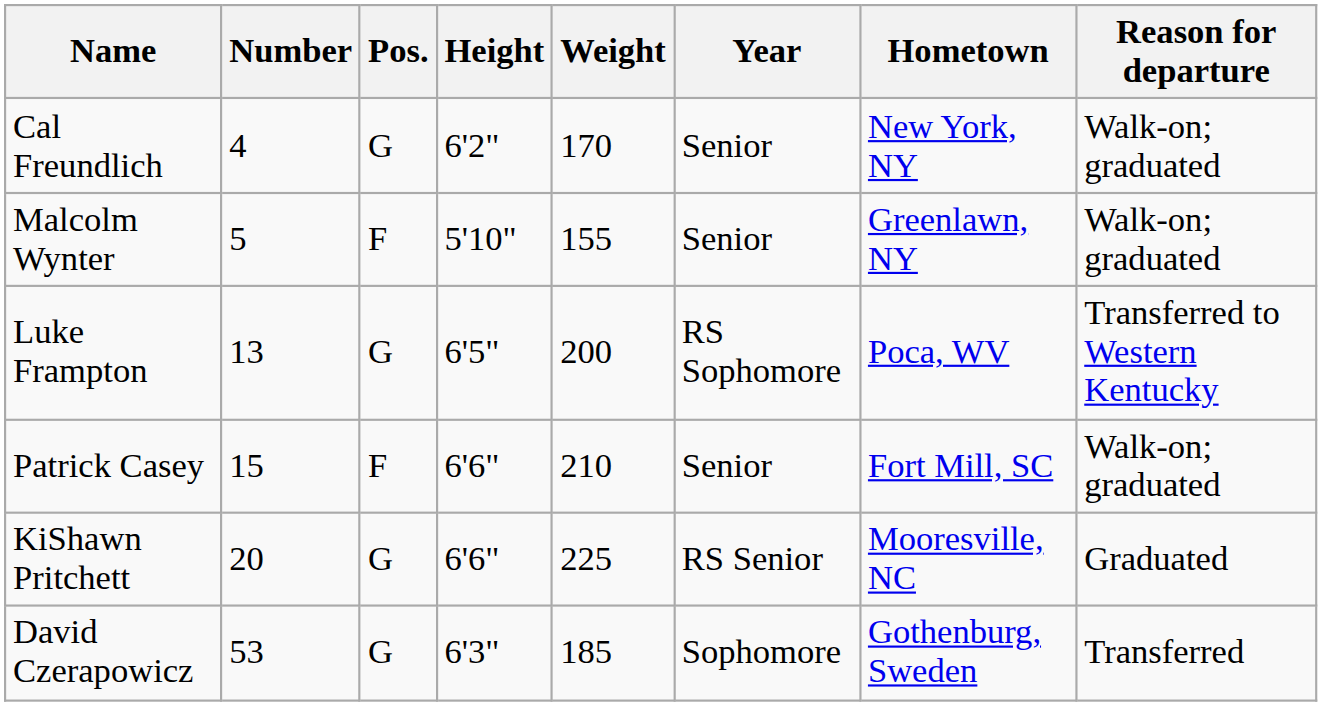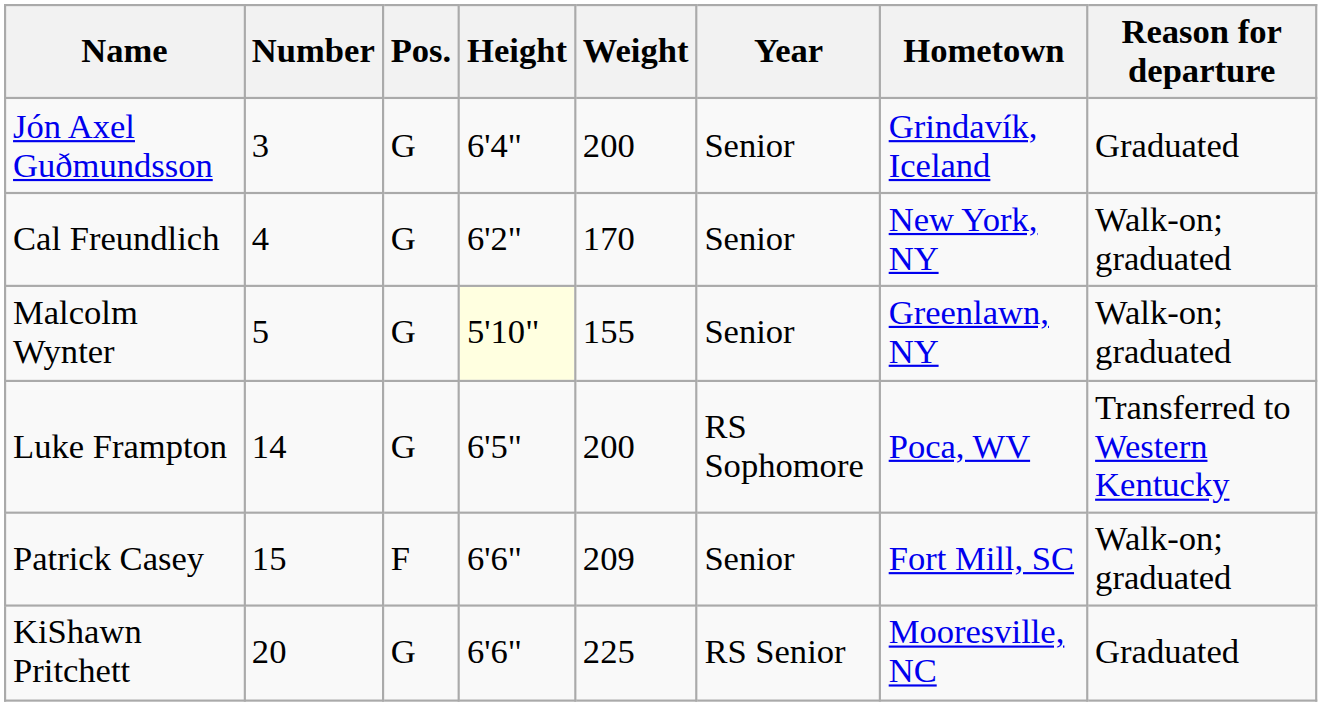+ row: (113, 145)
(378, 238) F -> (403, 332) G
(481, 238) no background -> (503, 332) lightyellow background
(247, 351) 13 -> (269, 445) 14
(586, 464) 210 -> (609, 558) 209
- row: (103, 652)
